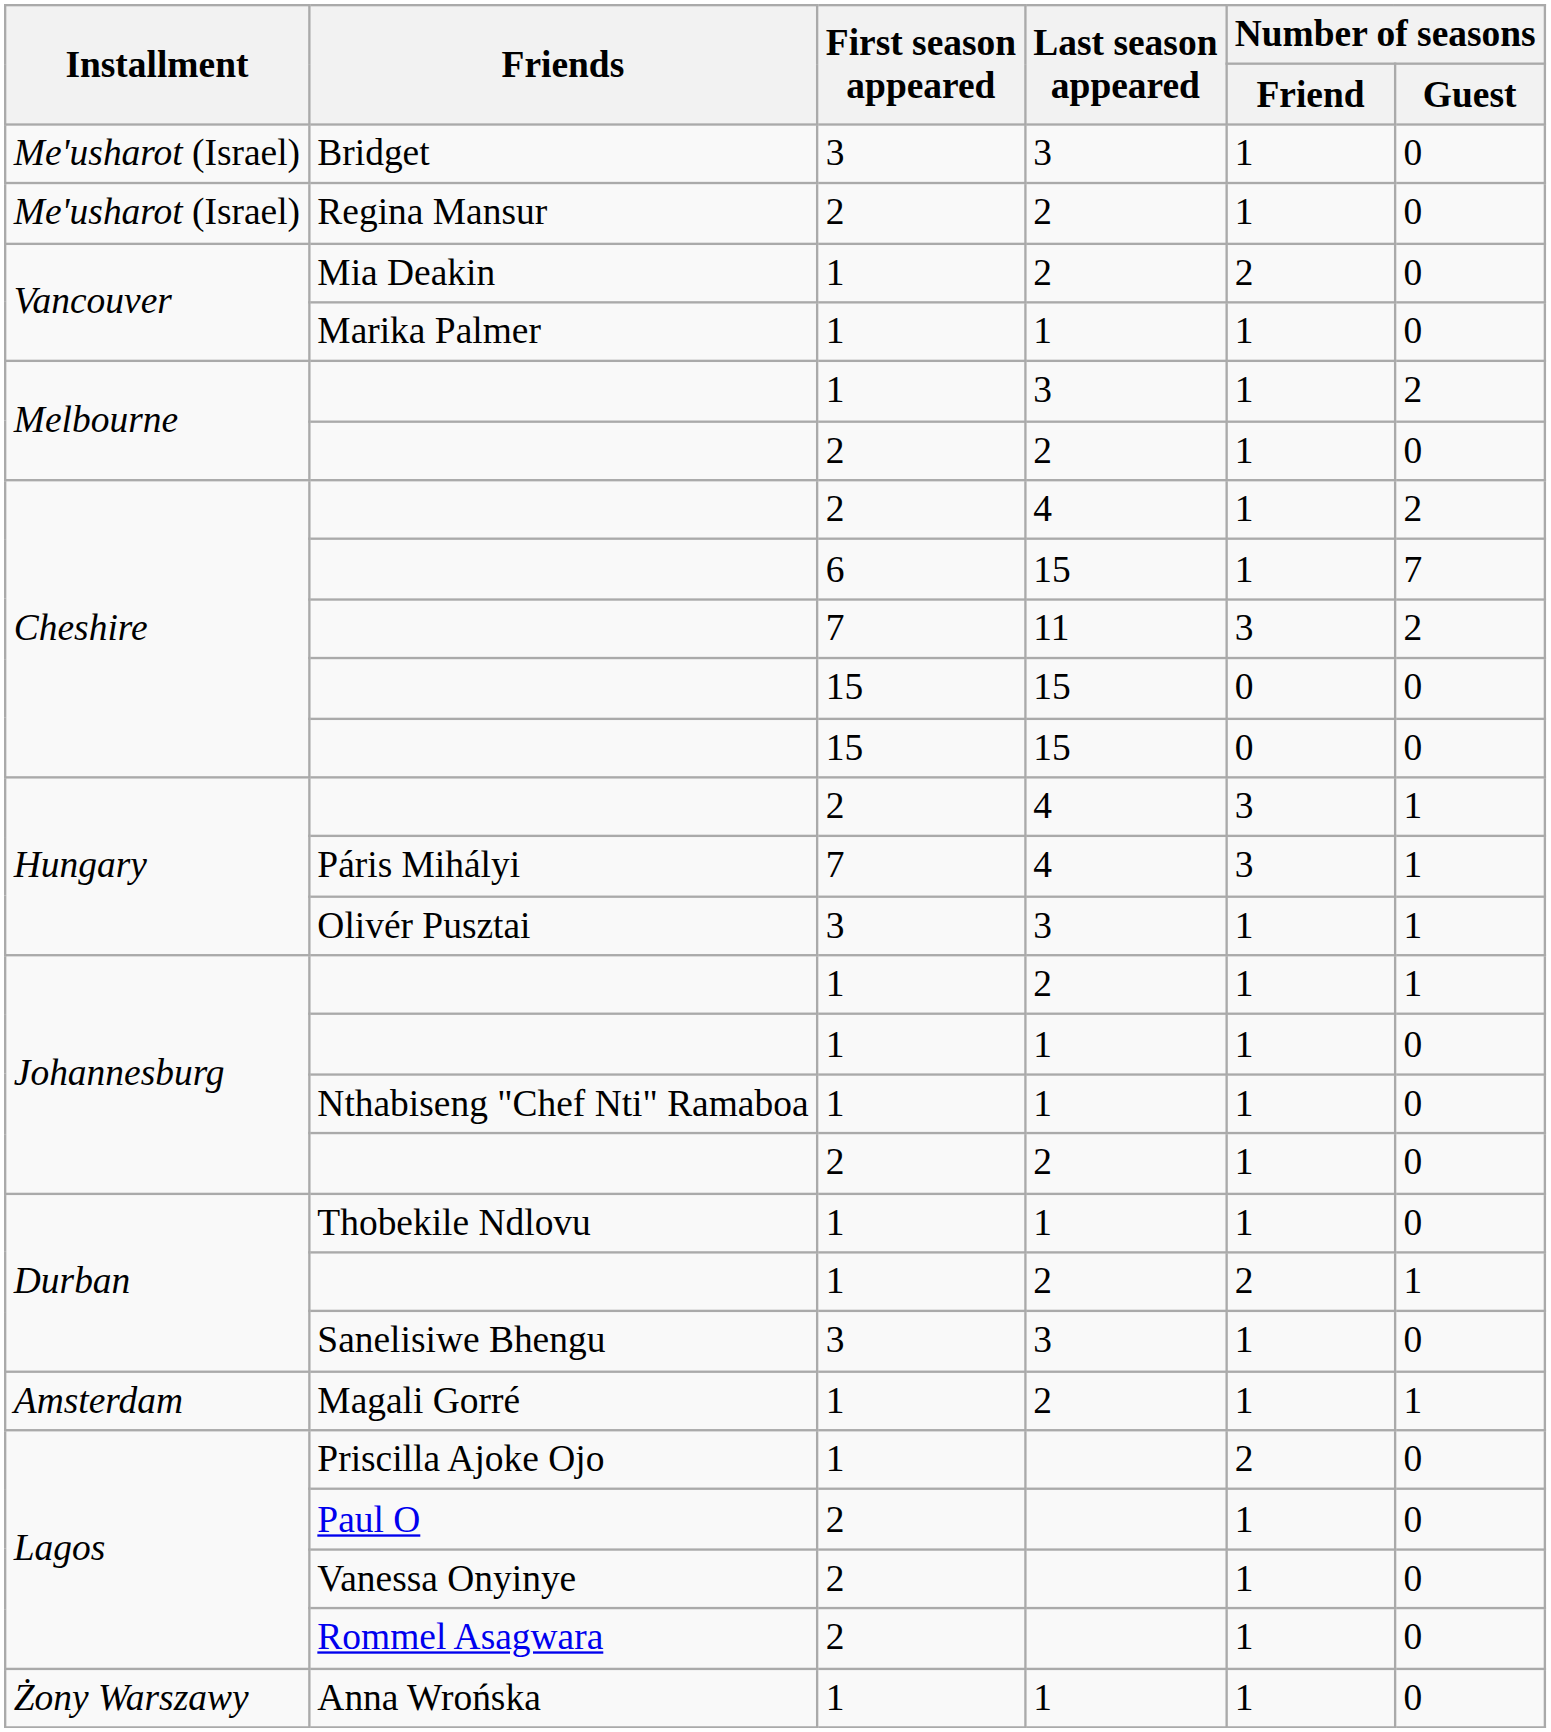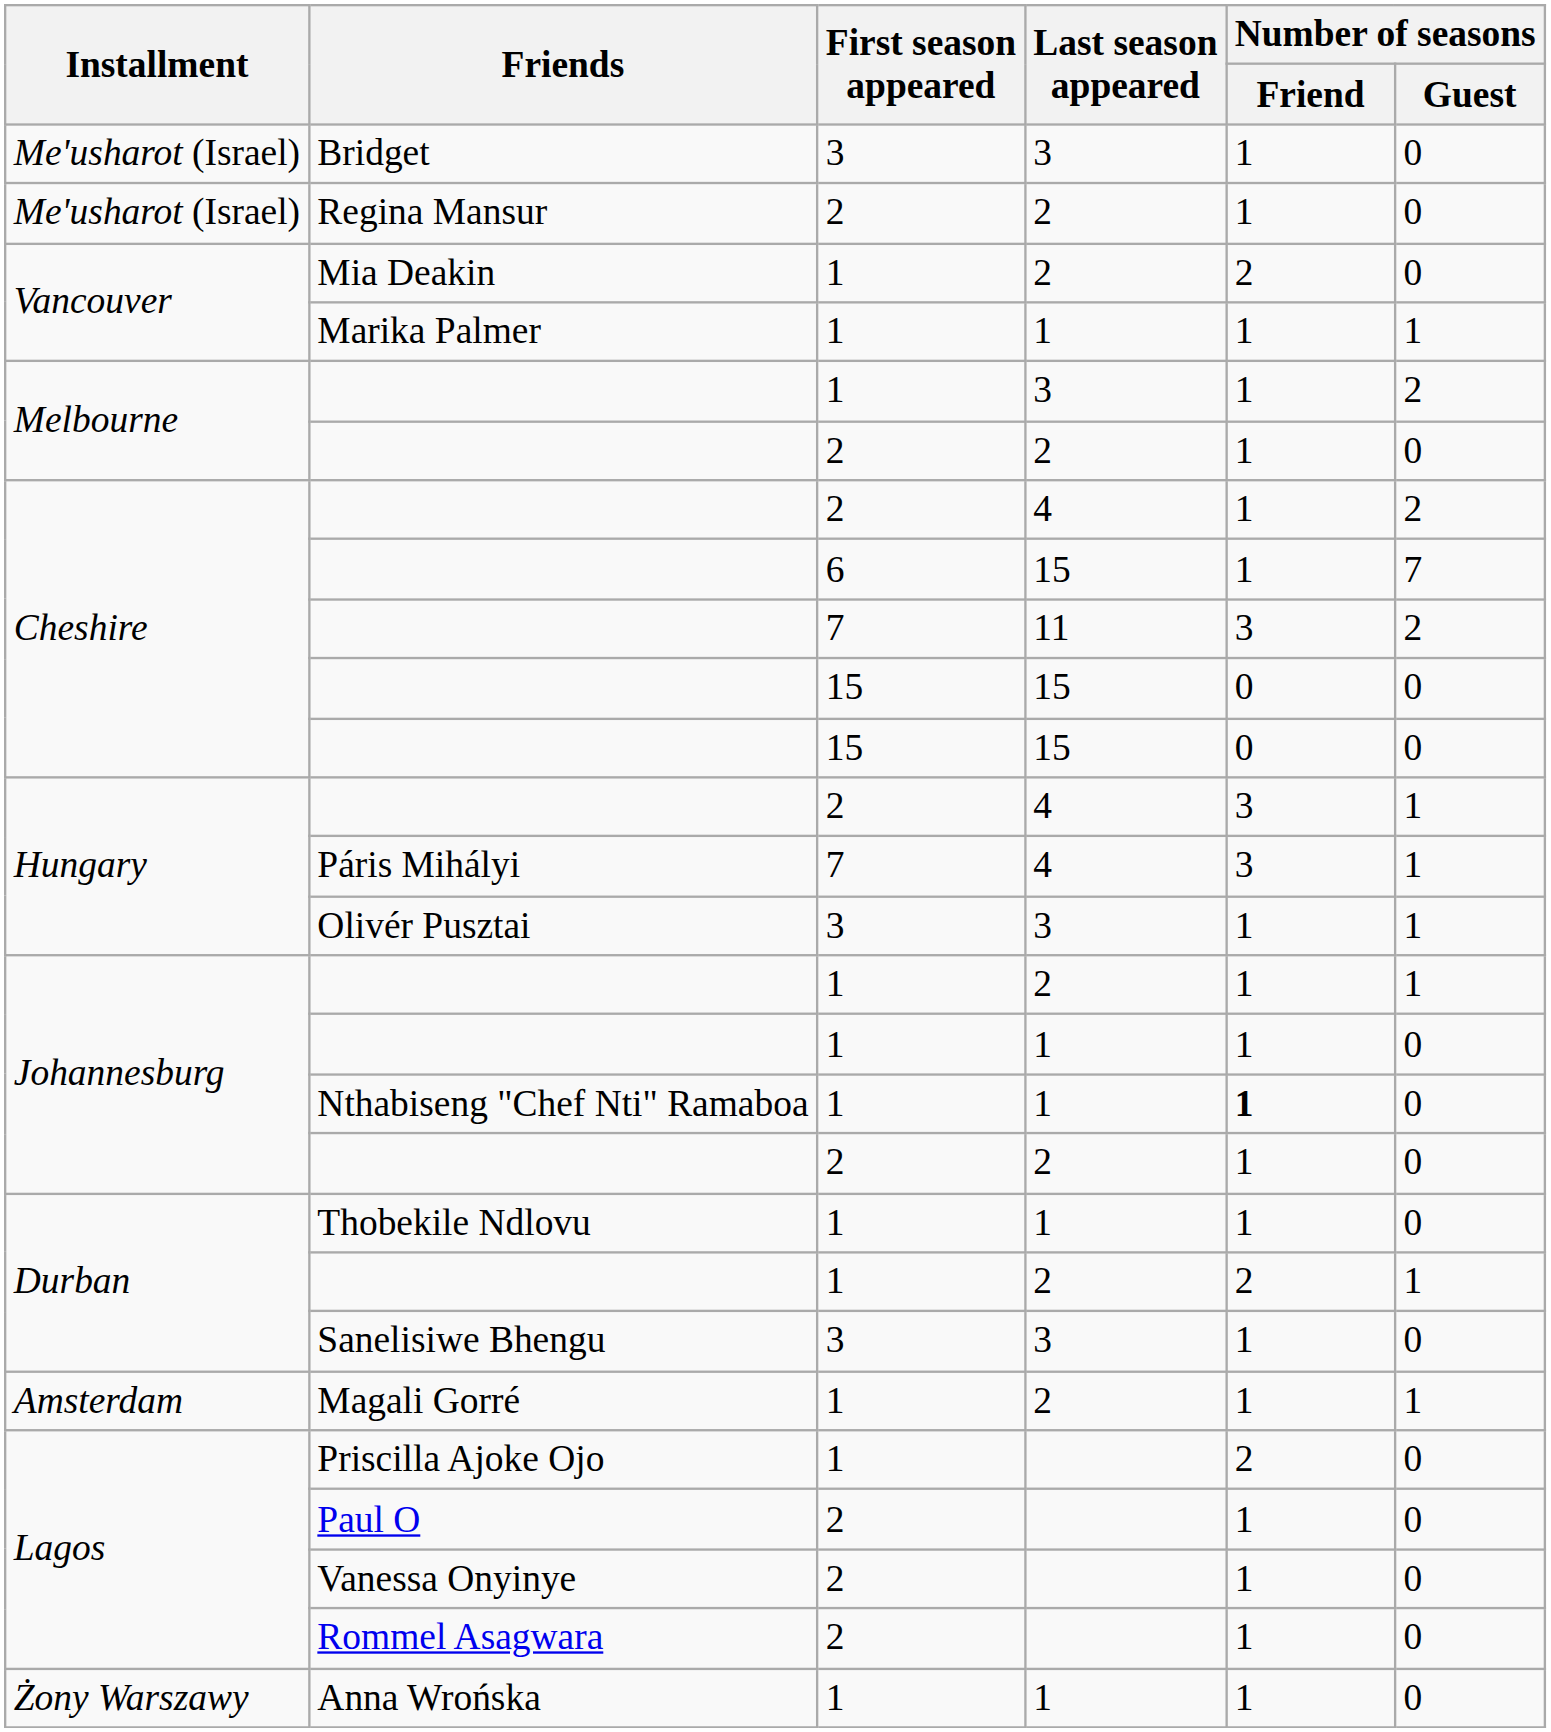(1413, 331) 0 -> (1413, 331) 1
(1244, 1102) normal -> (1244, 1102) bold
